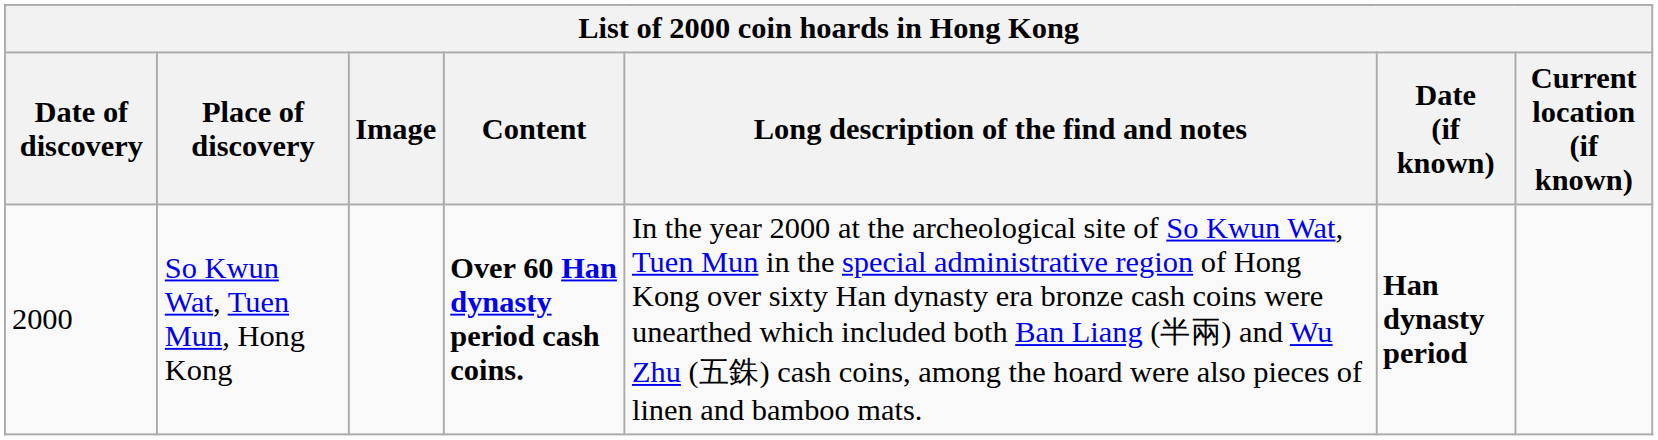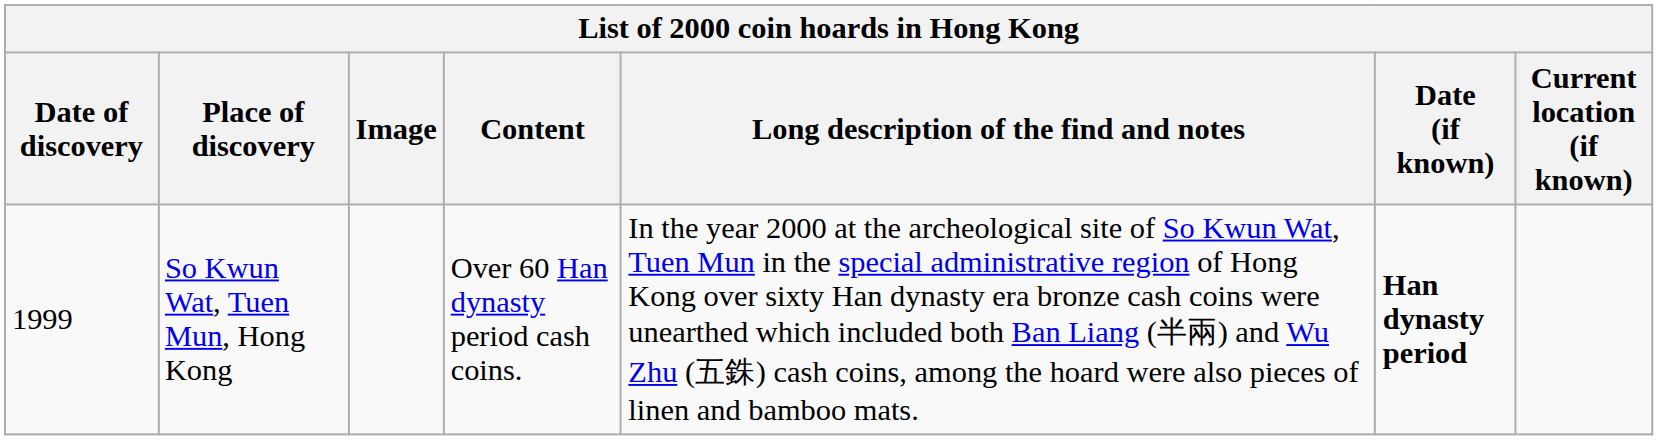(42, 318) 2000 -> (42, 318) 1999
(534, 318) bold -> (529, 318) normal
